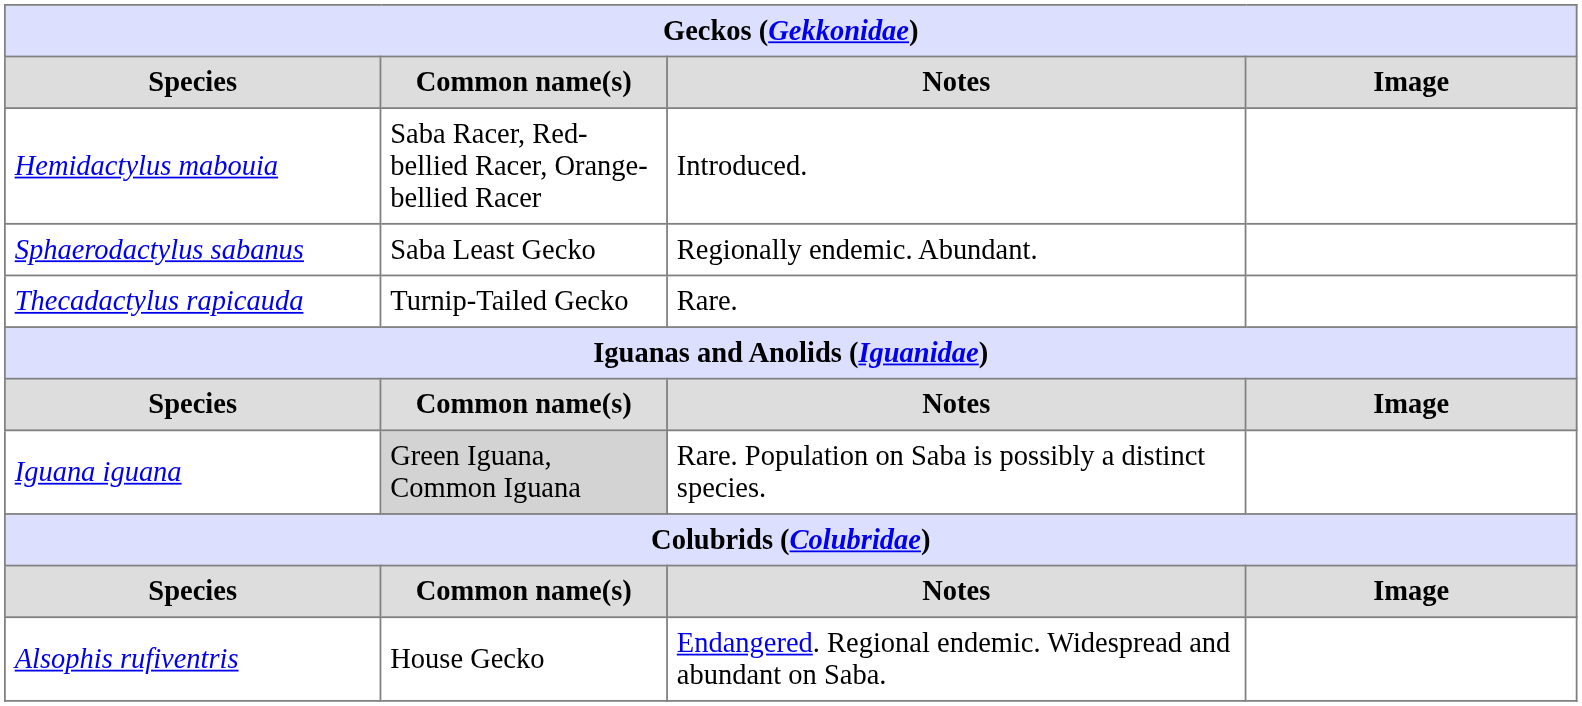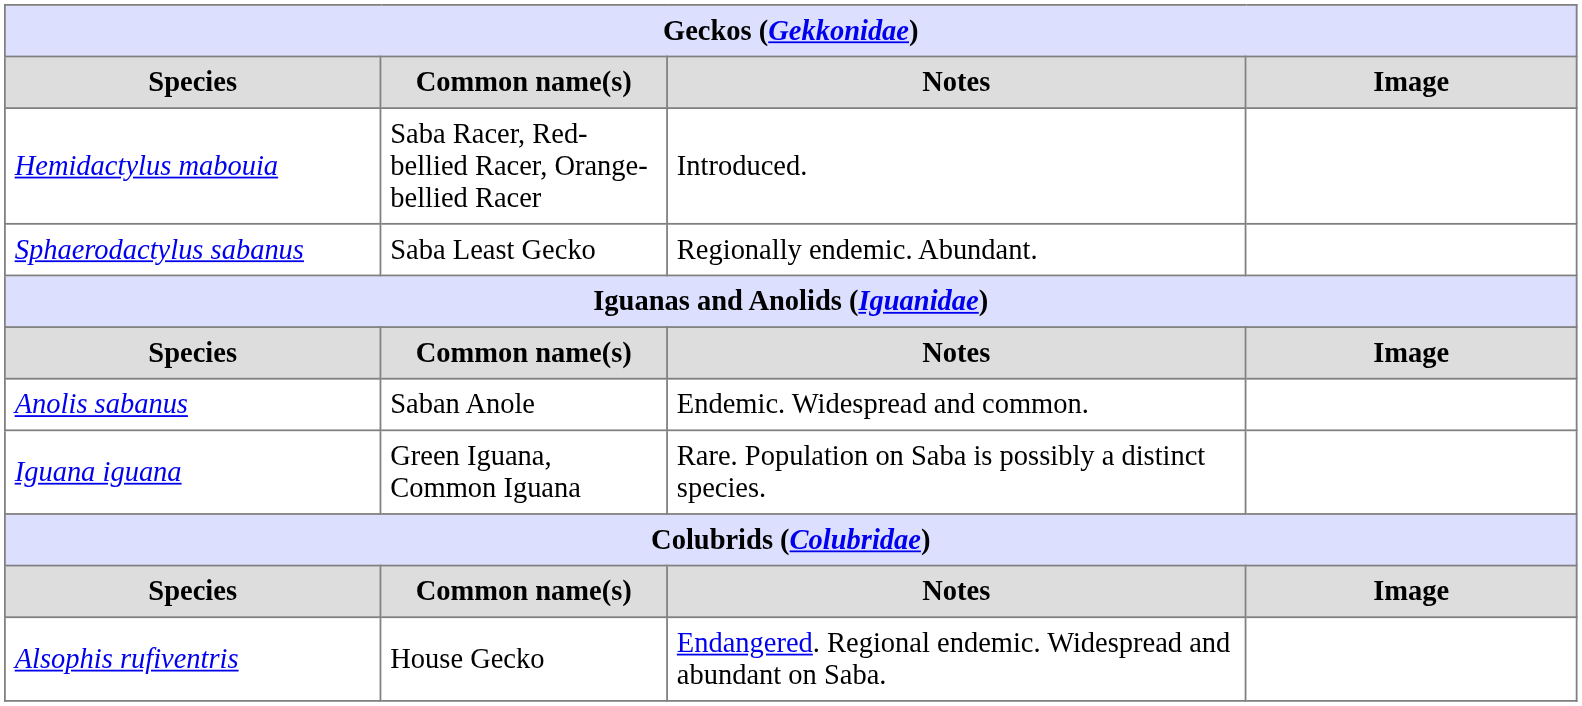- row: (159, 300)
+ row: (101, 404)
(486, 471) lightgrey background -> (486, 471) no background
